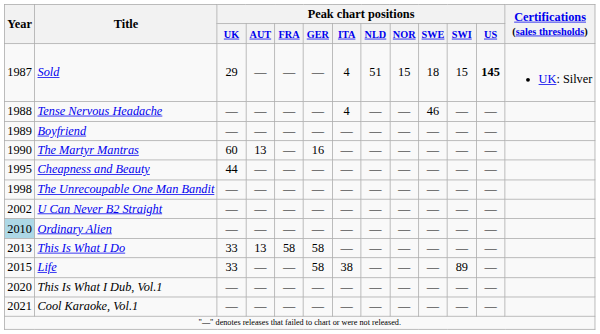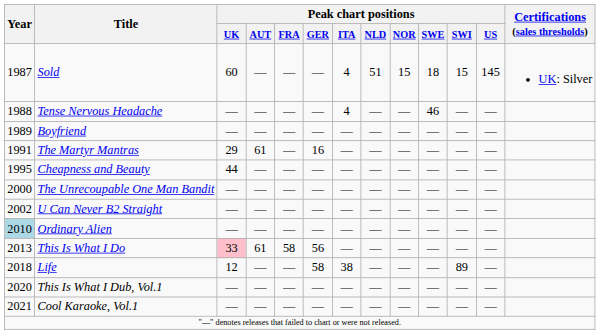(232, 72) 29 -> (232, 72) 60
(491, 72) bold -> (491, 72) normal
(20, 150) 1990 -> (20, 150) 1991
(232, 150) 60 -> (232, 150) 29
(260, 150) 13 -> (260, 150) 61
(20, 189) 1998 -> (20, 189) 2000
(232, 248) no background -> (232, 248) pink background
(260, 248) 13 -> (260, 248) 61
(318, 248) 58 -> (318, 248) 56
(20, 267) 2015 -> (20, 267) 2018
(232, 267) 33 -> (232, 267) 12
